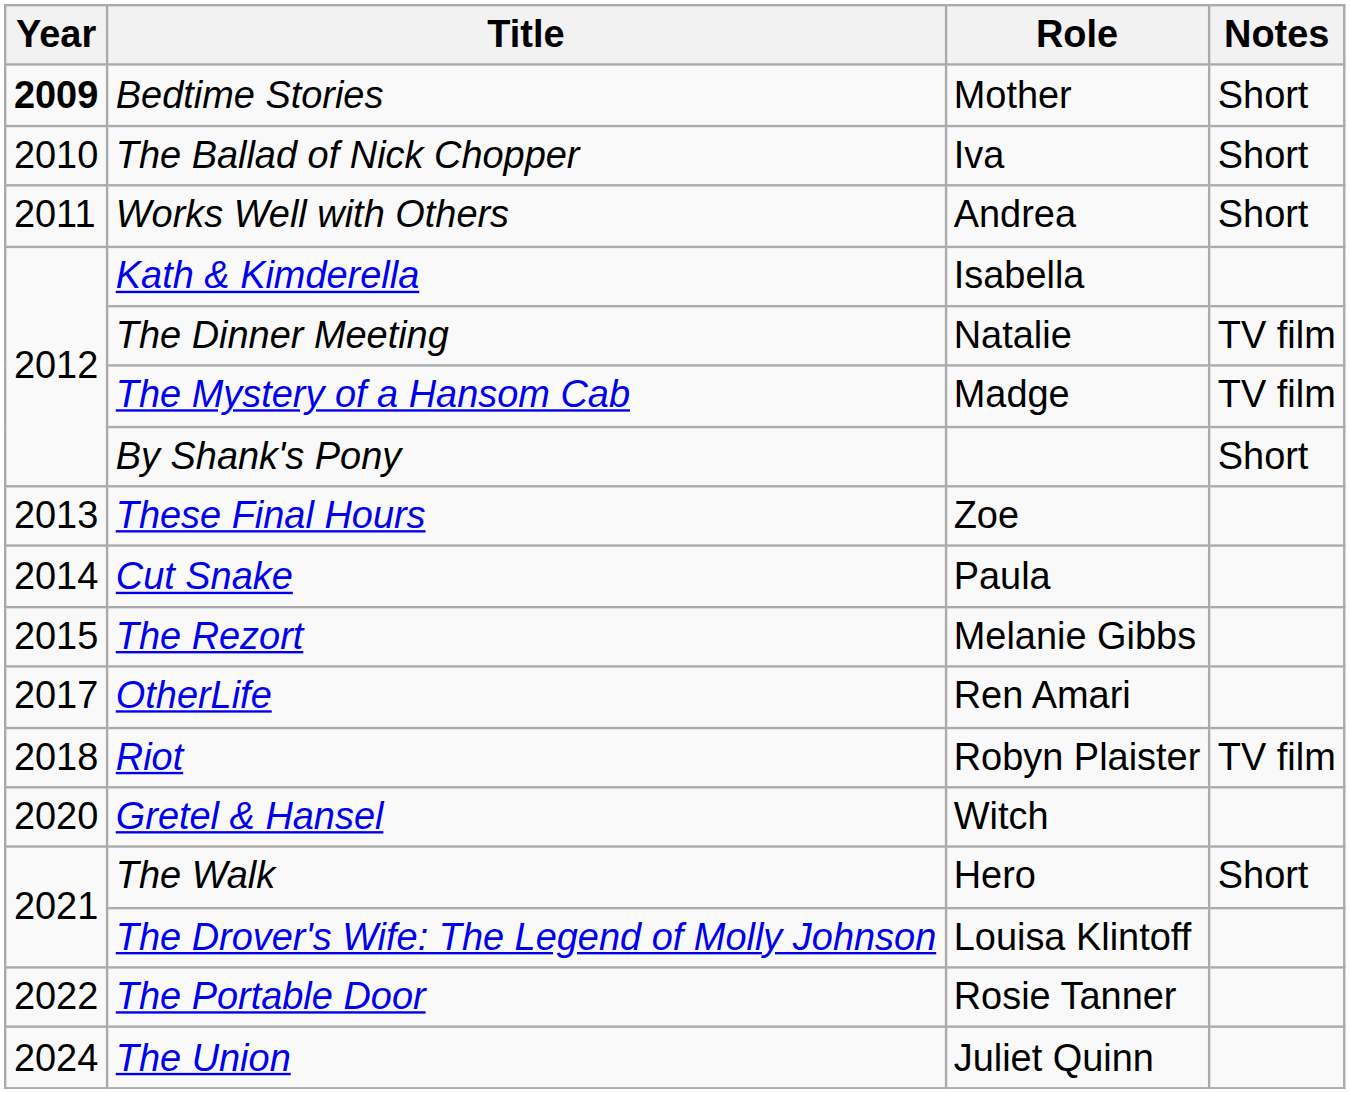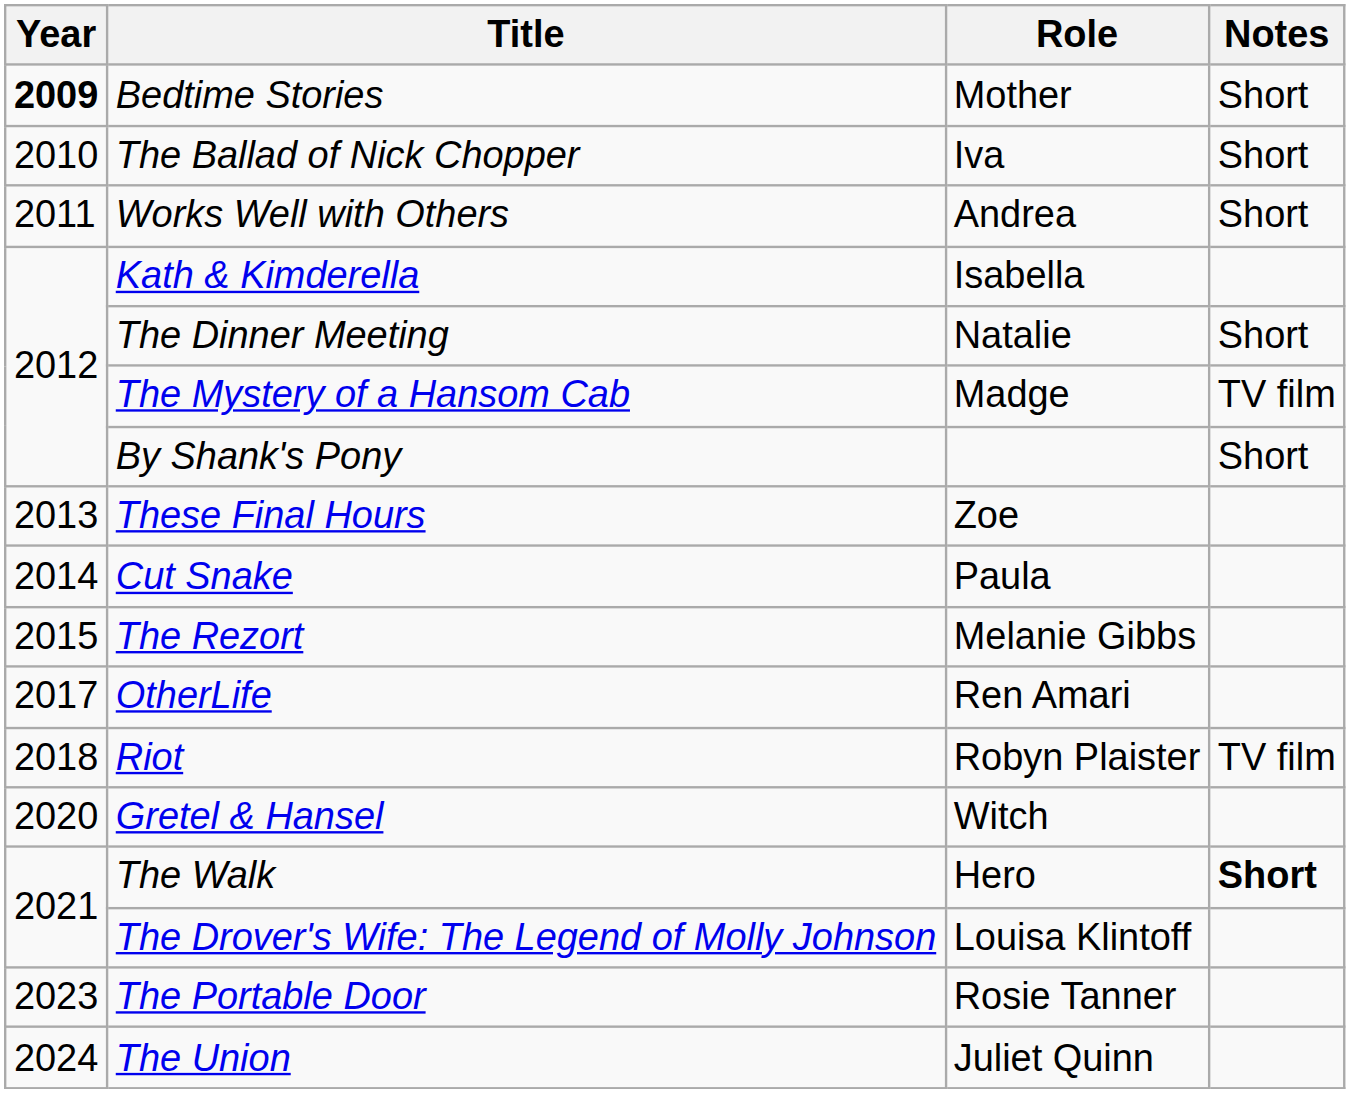(1277, 335) TV film -> (1263, 335) Short
(1263, 876) normal -> (1267, 876) bold
(56, 996) 2022 -> (56, 996) 2023
